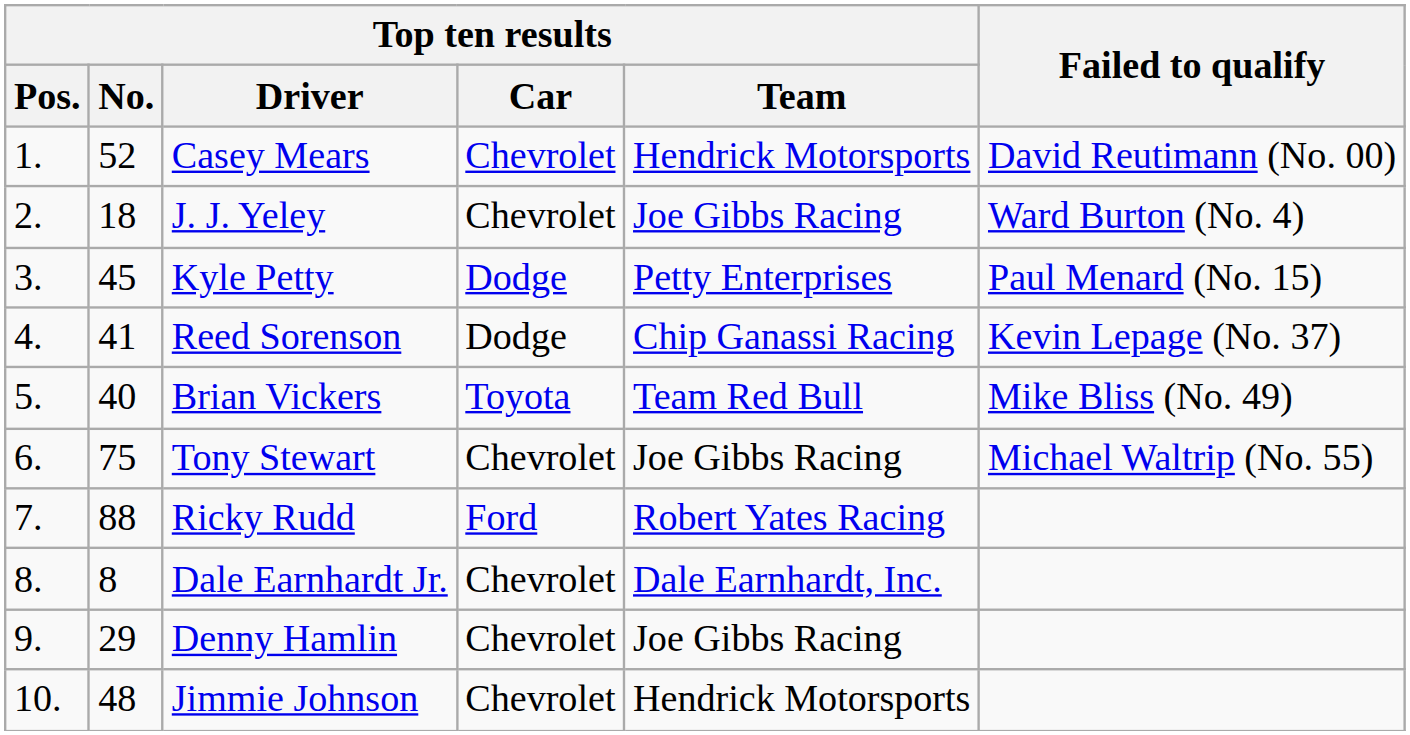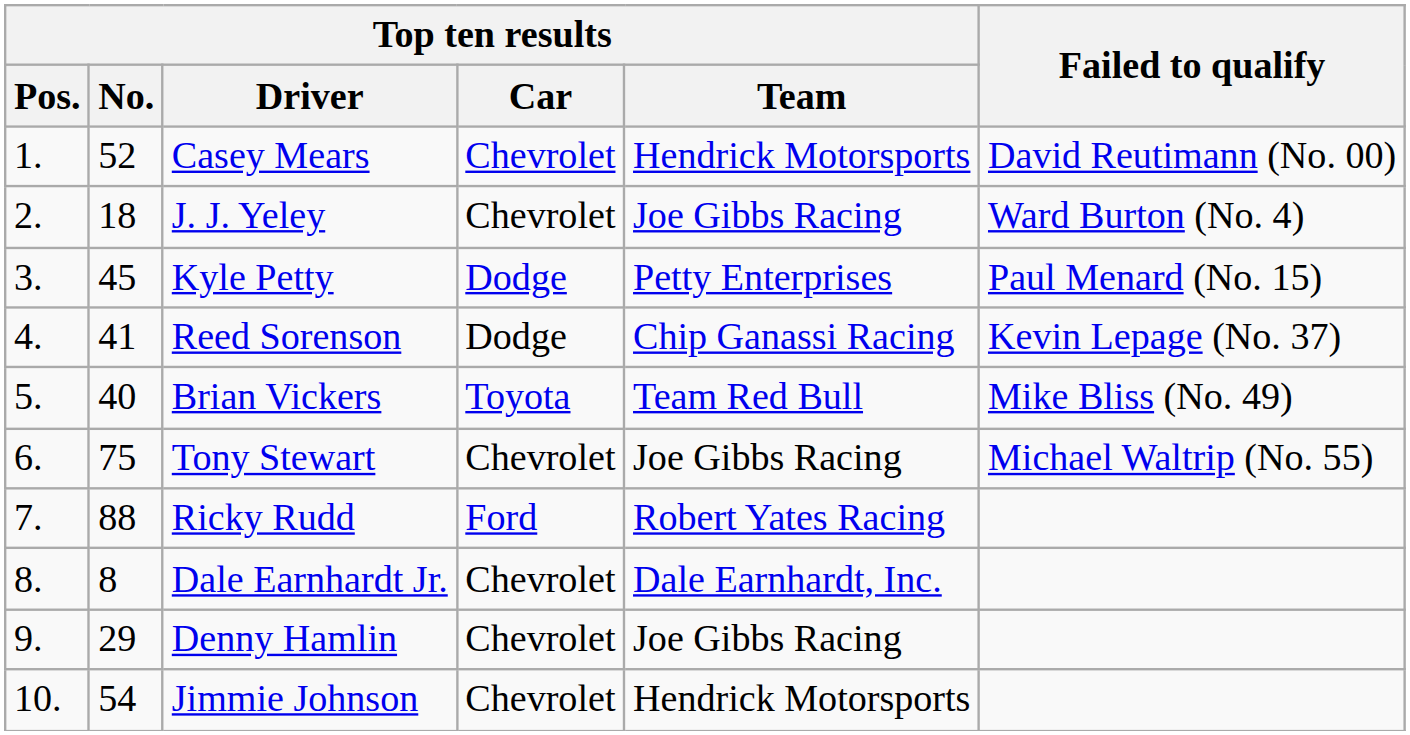(117, 699) 48 -> (117, 699) 54
